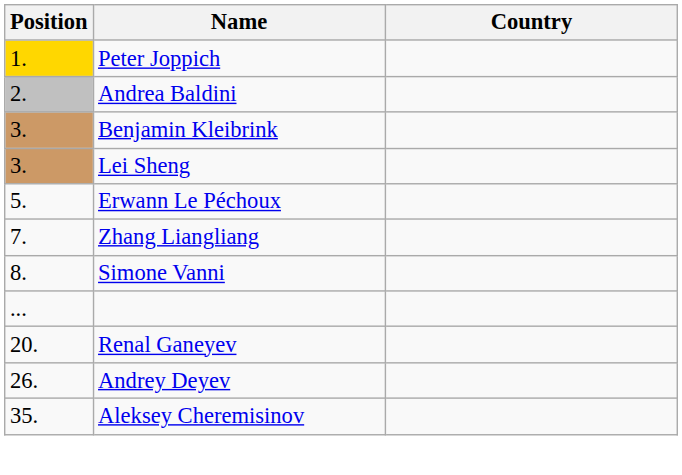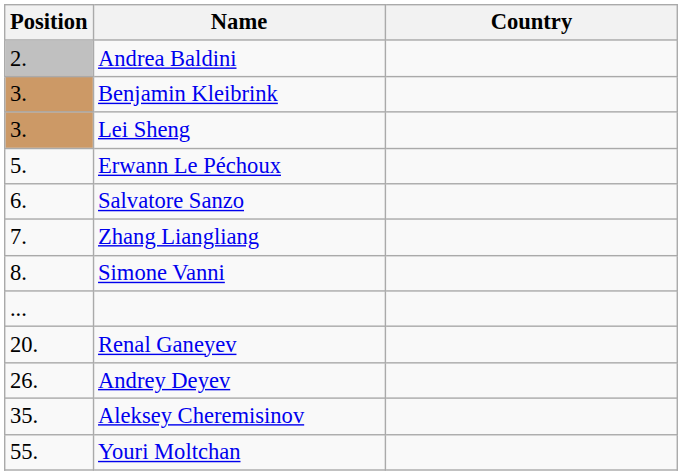- row: (159, 58)
+ row: (171, 201)
+ row: (169, 451)
